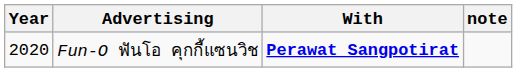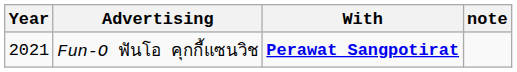(29, 50) 2020 -> (29, 50) 2021
